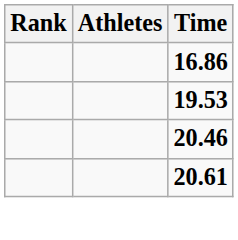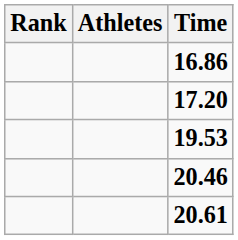+ row: (201, 100)
